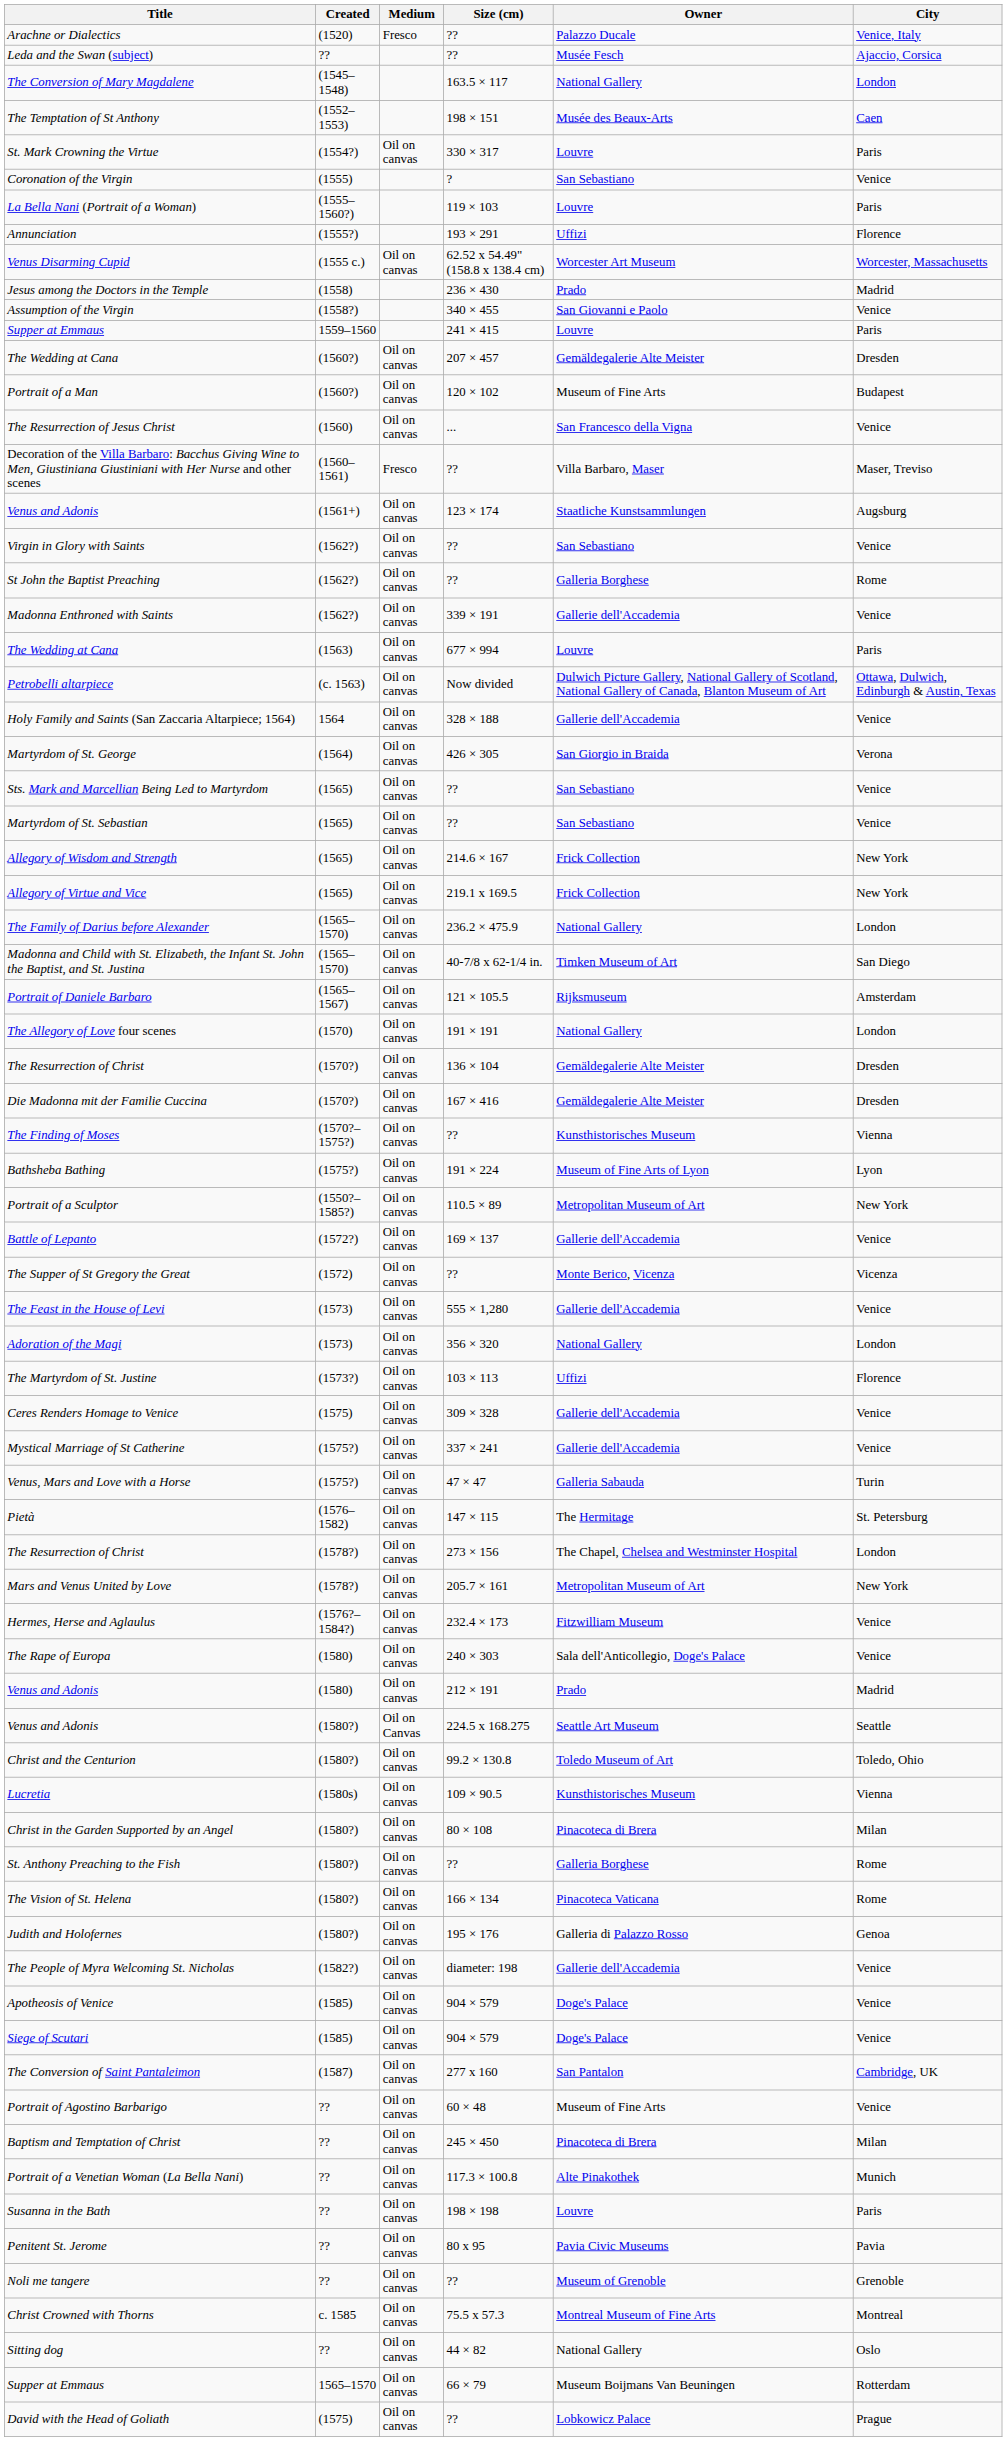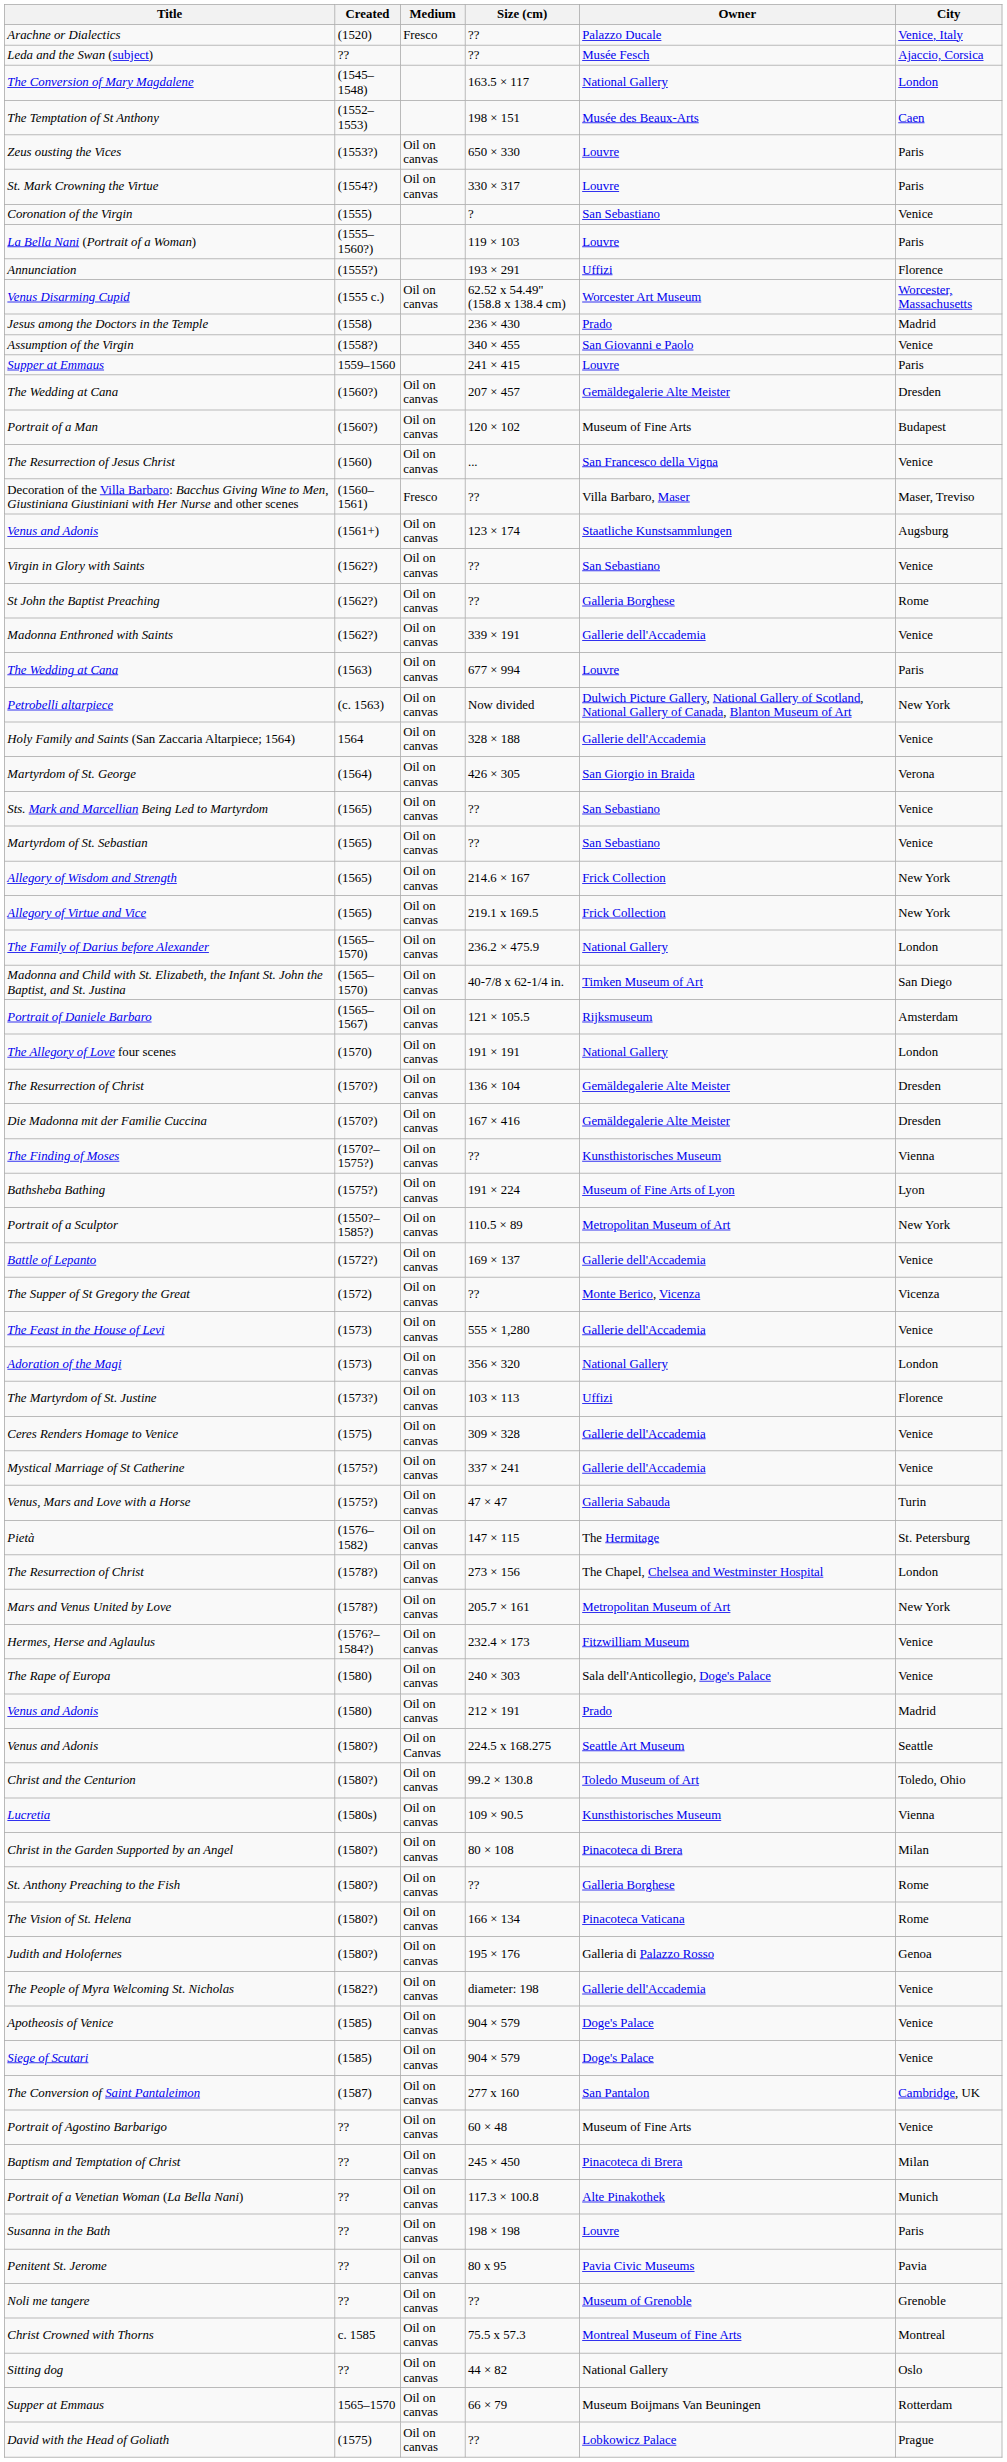+ row: (64, 152)
(926, 684) Ottawa, Dulwich, Edinburgh & Austin, Texas -> (924, 704) New York
